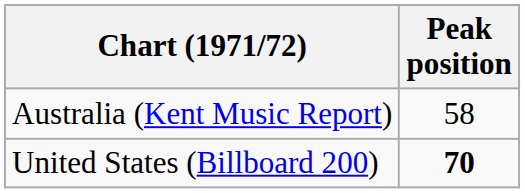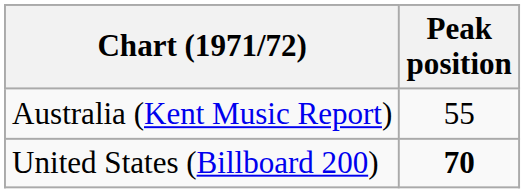(459, 113) 58 -> (459, 113) 55
